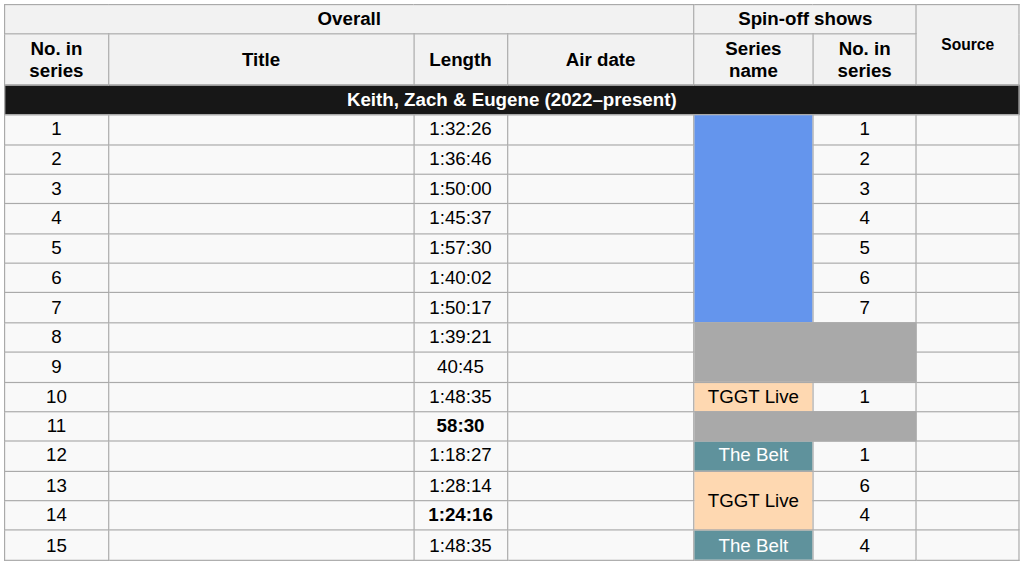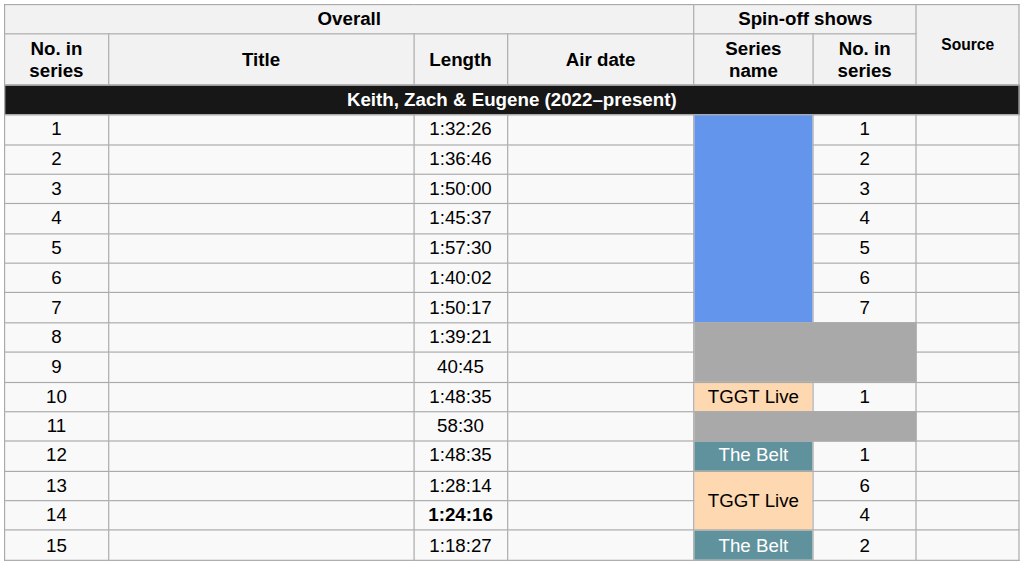(461, 426) bold -> (461, 426) normal
(461, 456) 1:18:27 -> (461, 456) 1:48:35
(461, 545) 1:48:35 -> (461, 545) 1:18:27
(865, 545) 4 -> (865, 545) 2
